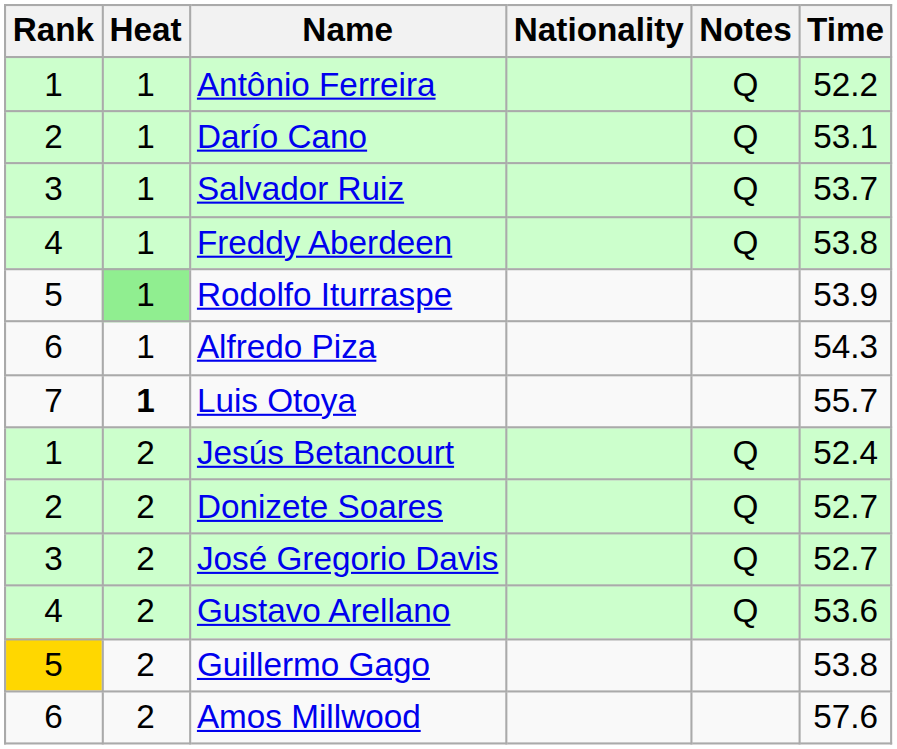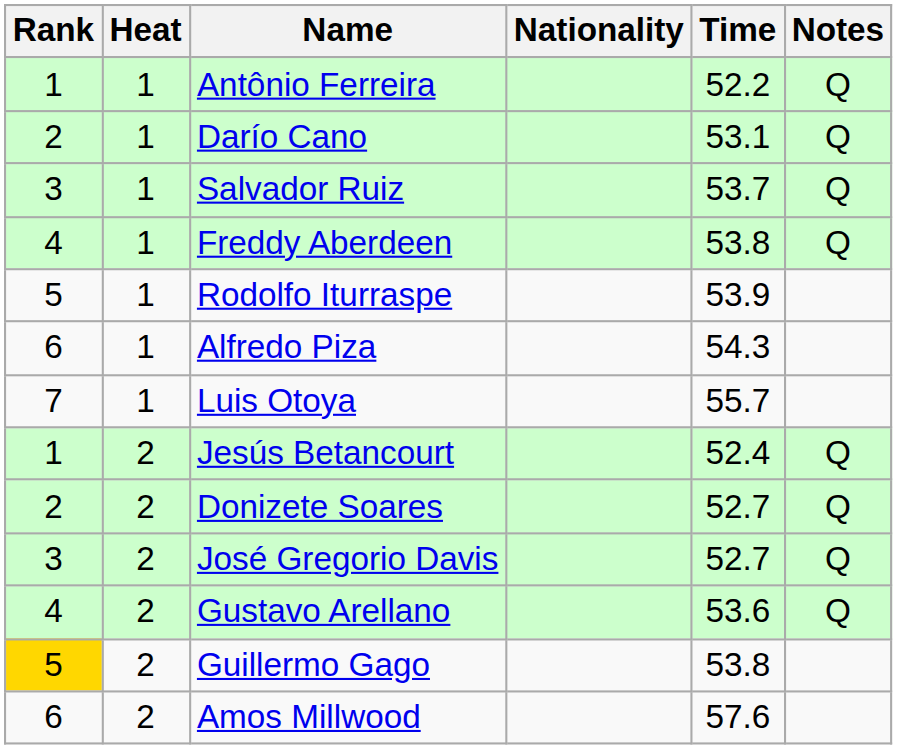columns swapped: (846, 30) <-> (745, 30)
(146, 294) lightgreen background -> (146, 294) no background
(146, 400) bold -> (146, 400) normal
